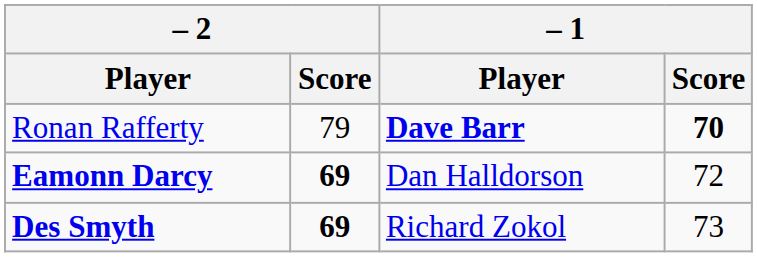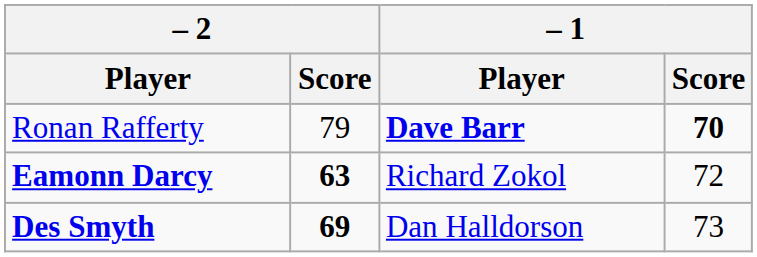(335, 176) 69 -> (335, 176) 63
(485, 176) Dan Halldorson -> (476, 176) Richard Zokol
(476, 226) Richard Zokol -> (485, 226) Dan Halldorson
